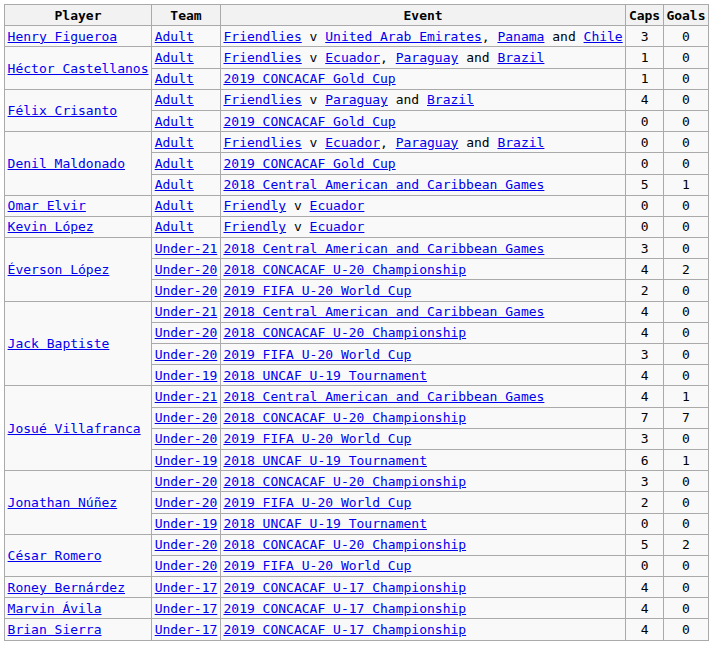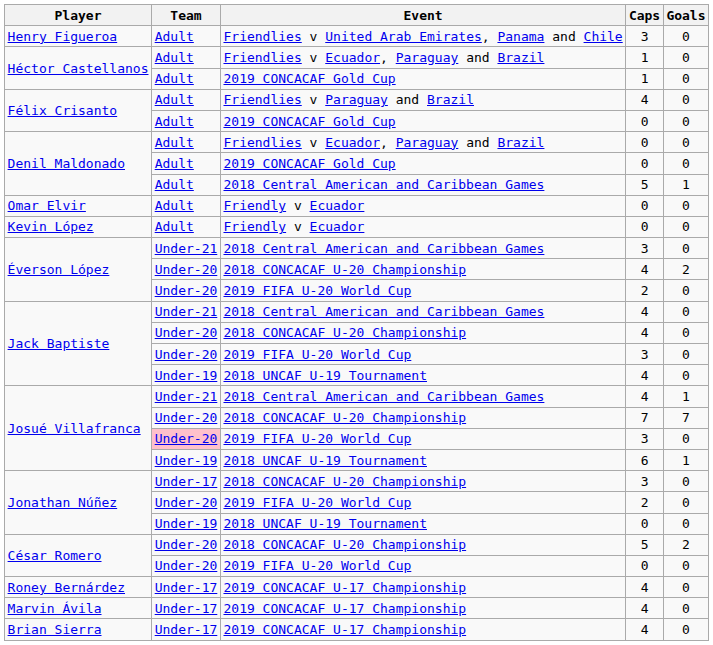(186, 439) no background -> (186, 439) pink background
(186, 481) Under-20 -> (186, 481) Under-17
